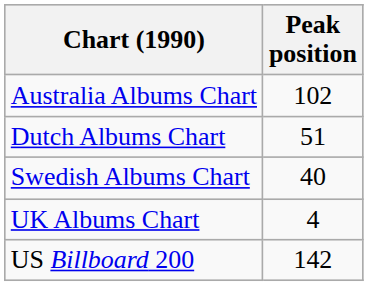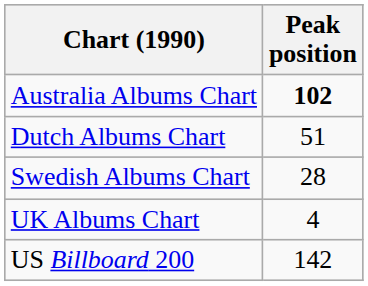(313, 95) normal -> (313, 95) bold
(313, 177) 40 -> (313, 177) 28
